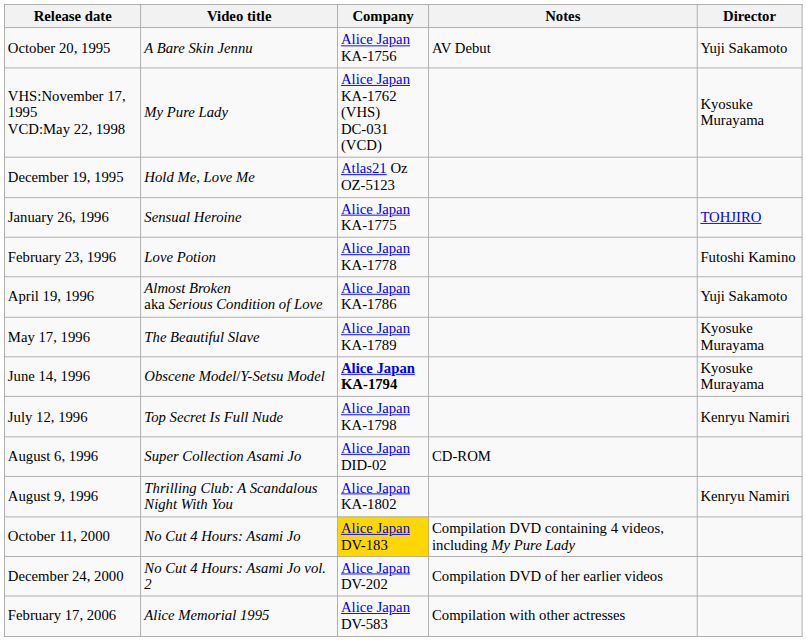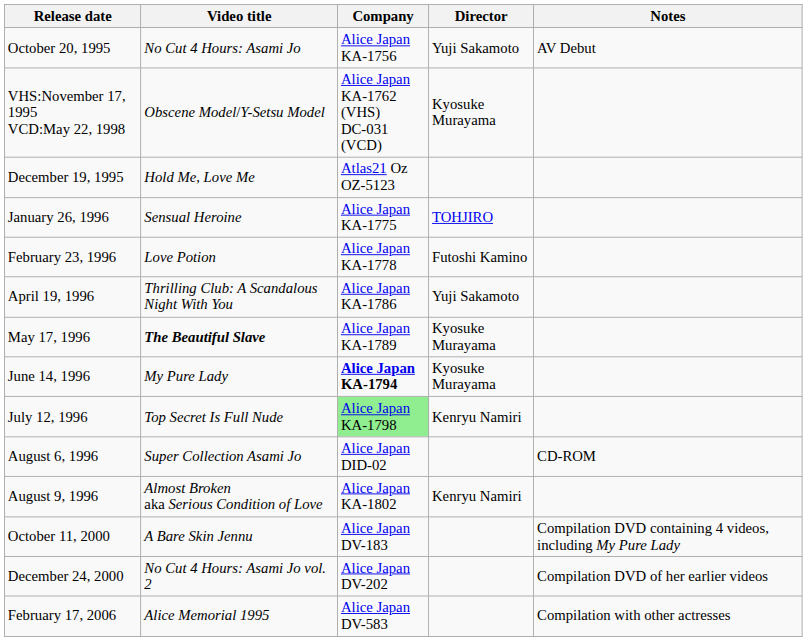columns swapped: (750, 16) <-> (563, 16)
(199, 47) A Bare Skin Jennu -> (223, 47) No Cut 4 Hours: Asami Jo
(186, 112) My Pure Lady -> (235, 112) Obscene Model/Y-Setsu Model
(233, 297) Almost Broken aka Serious Condition of Love -> (231, 297) Thrilling Club: A Scandalous Night With You
(202, 336) normal -> (205, 336) bold
(235, 376) Obscene Model/Y-Setsu Model -> (186, 376) My Pure Lady
(375, 416) no background -> (375, 416) lightgreen background
(231, 496) Thrilling Club: A Scandalous Night With You -> (233, 496) Almost Broken aka Serious Condition of Love
(223, 536) No Cut 4 Hours: Asami Jo -> (199, 536) A Bare Skin Jennu
(375, 536) gold background -> (375, 536) no background
